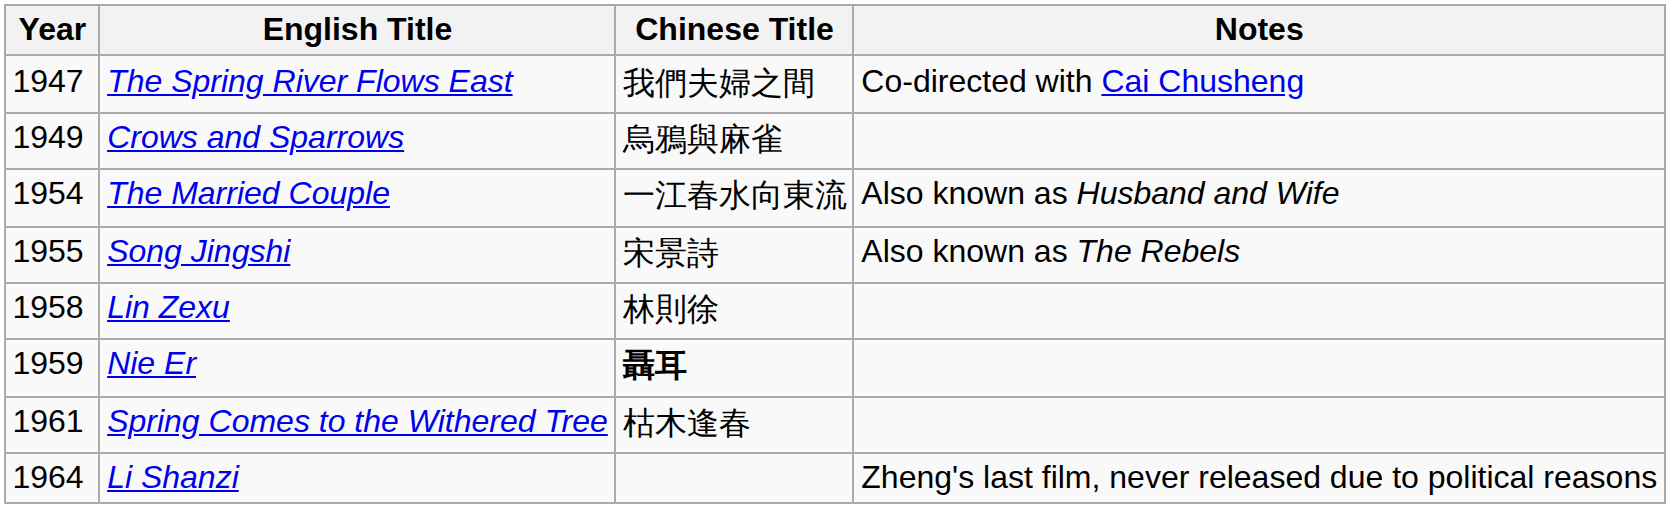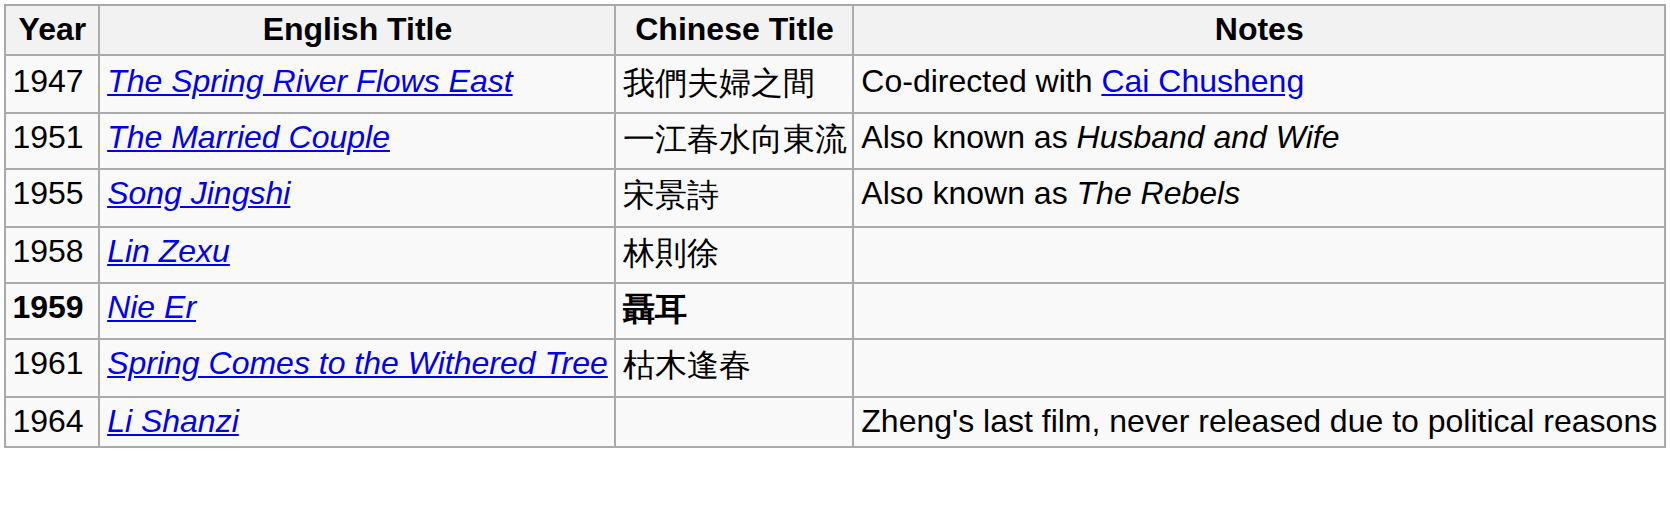- row: (256, 137)
(48, 194) 1954 -> (48, 137) 1951
(48, 364) normal -> (48, 307) bold
